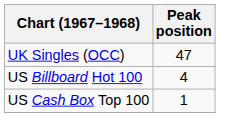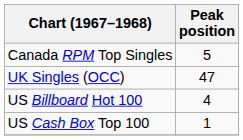+ row: (90, 54)
